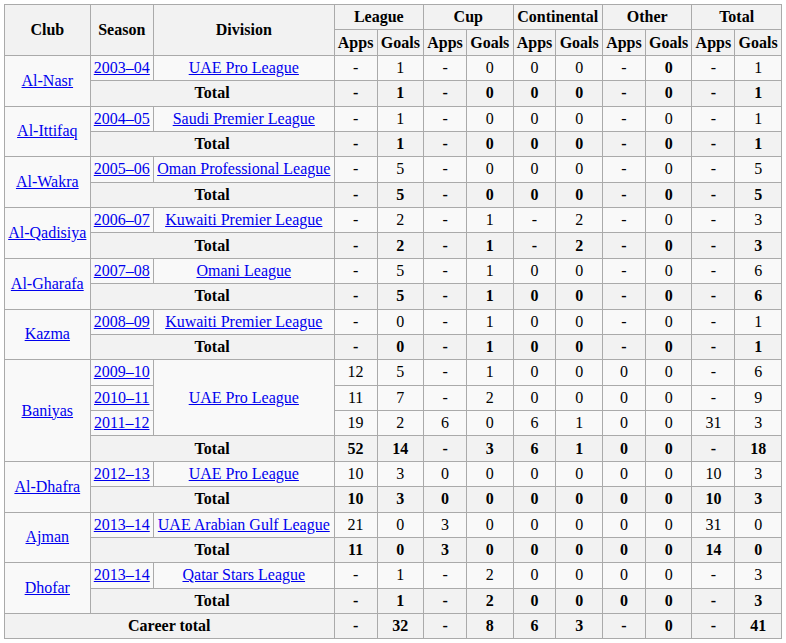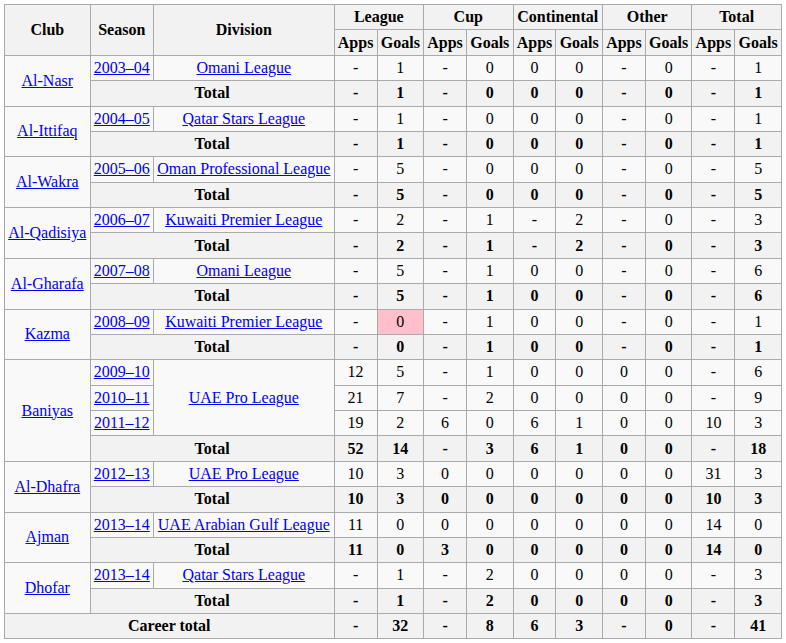(244, 67) UAE Pro League -> (244, 67) Omani League
(669, 67) bold -> (669, 67) normal
(244, 118) Saudi Premier League -> (244, 118) Qatar Stars League
(400, 321) no background -> (400, 321) pink background
(356, 397) 11 -> (356, 397) 21
(713, 423) 31 -> (713, 423) 10
(713, 473) 10 -> (713, 473) 31
(356, 524) 21 -> (356, 524) 11
(445, 524) 3 -> (445, 524) 0
(713, 524) 31 -> (713, 524) 14
